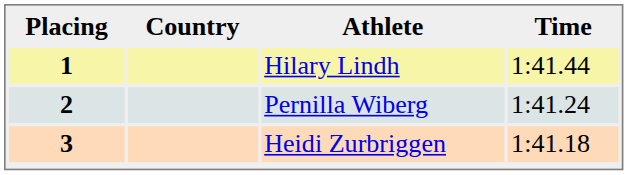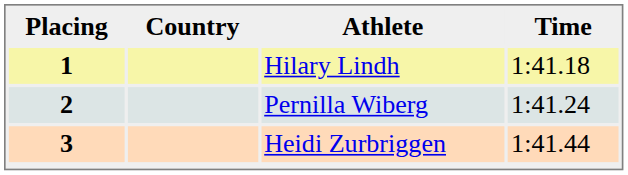(551, 65) 1:41.44 -> (551, 65) 1:41.18
(551, 143) 1:41.18 -> (551, 143) 1:41.44
